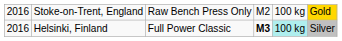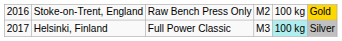(18, 28) 2016 -> (18, 28) 2017
(263, 28) bold -> (263, 28) normal
